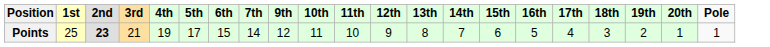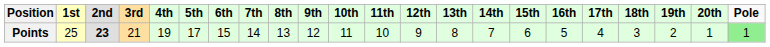+ column: (283, 13)
(717, 32) no background -> (746, 32) lightgreen background
